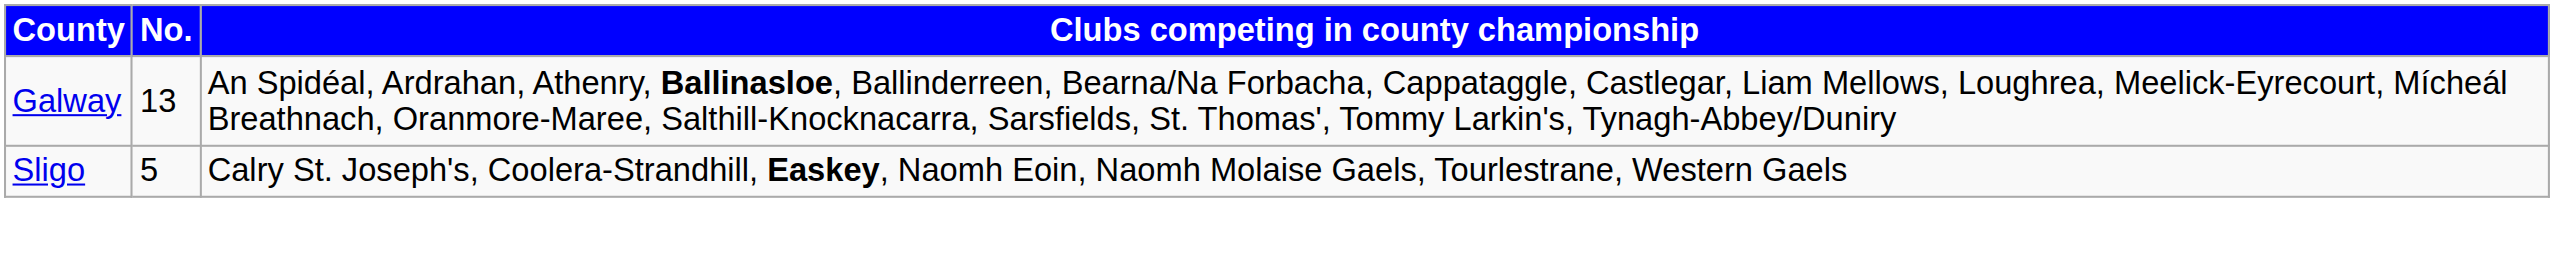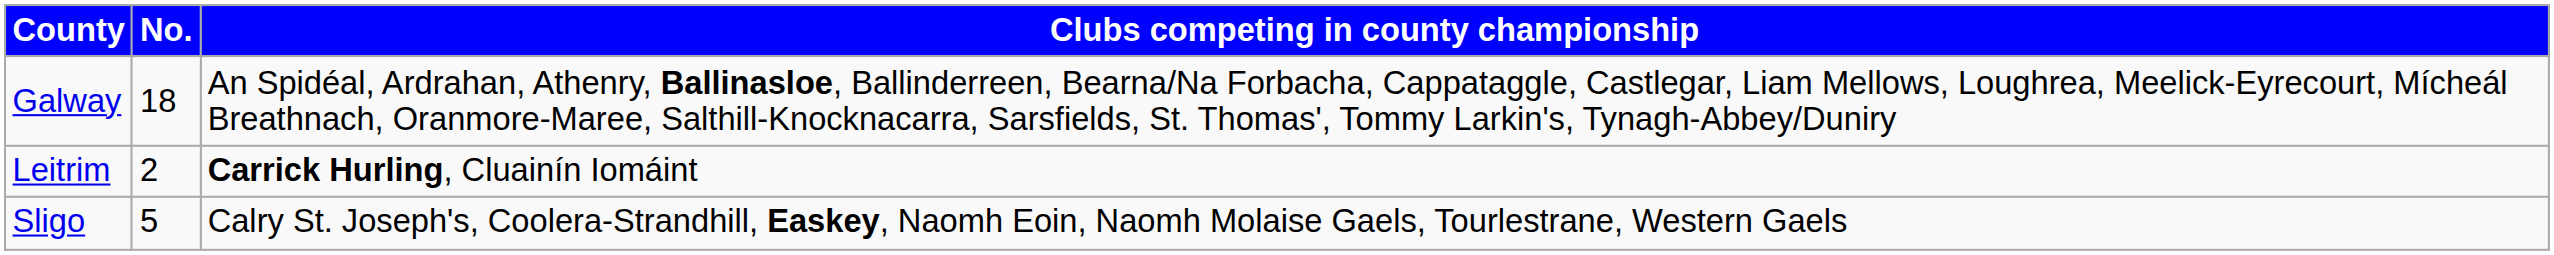(158, 100) 13 -> (158, 100) 18
+ row: (62, 170)
